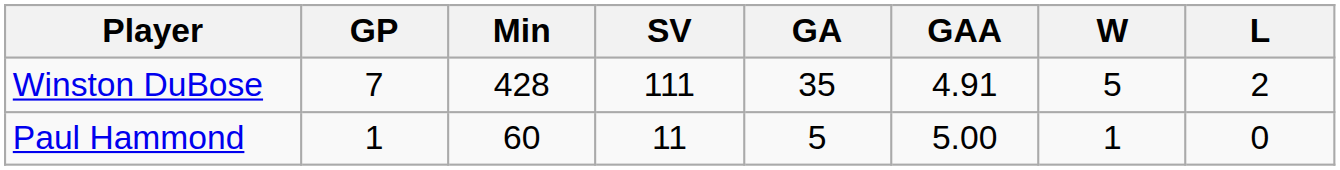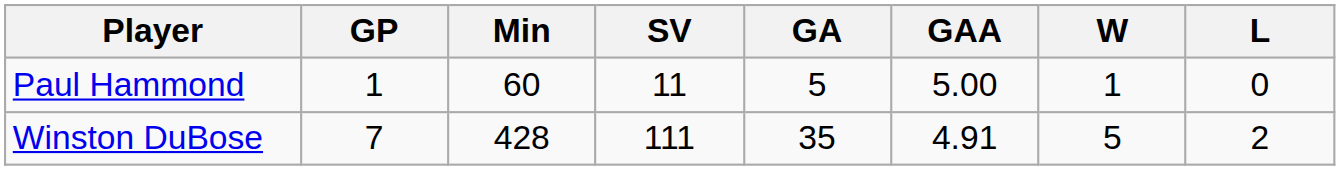rows swapped: (138, 84) <-> (129, 137)
